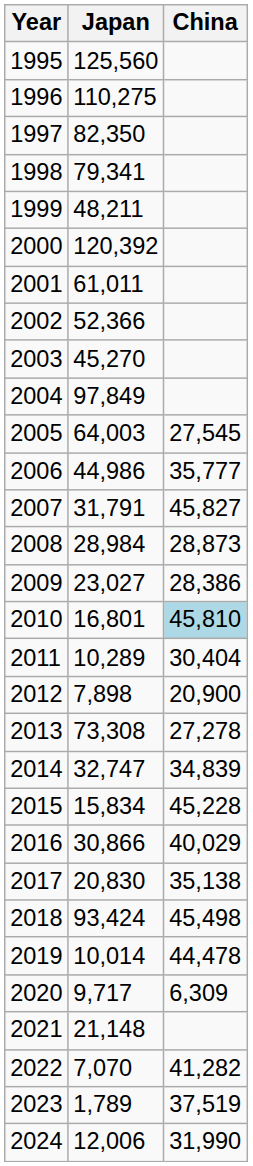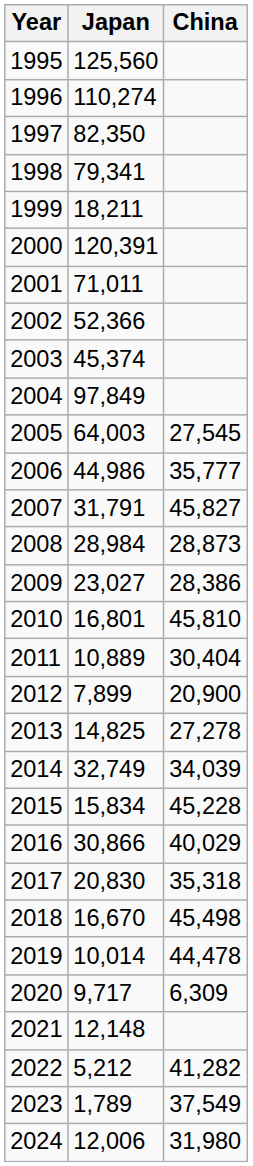(115, 97) 110,275 -> (115, 97) 110,274
(108, 209) 48,211 -> (108, 209) 18,211
(116, 246) 120,392 -> (116, 246) 120,391
(108, 284) 61,011 -> (108, 284) 71,011
(109, 358) 45,270 -> (109, 358) 45,374
(205, 619) lightblue background -> (205, 619) no background
(109, 657) 10,289 -> (109, 657) 10,889
(103, 694) 7,898 -> (103, 694) 7,899
(109, 731) 73,308 -> (109, 731) 14,825
(109, 769) 32,747 -> (109, 769) 32,749
(205, 769) 34,839 -> (205, 769) 34,039
(205, 881) 35,138 -> (205, 881) 35,318
(109, 918) 93,424 -> (109, 918) 16,670
(109, 1030) 21,148 -> (109, 1030) 12,148
(103, 1067) 7,070 -> (103, 1067) 5,212
(205, 1104) 37,519 -> (205, 1104) 37,549
(205, 1142) 31,990 -> (205, 1142) 31,980
